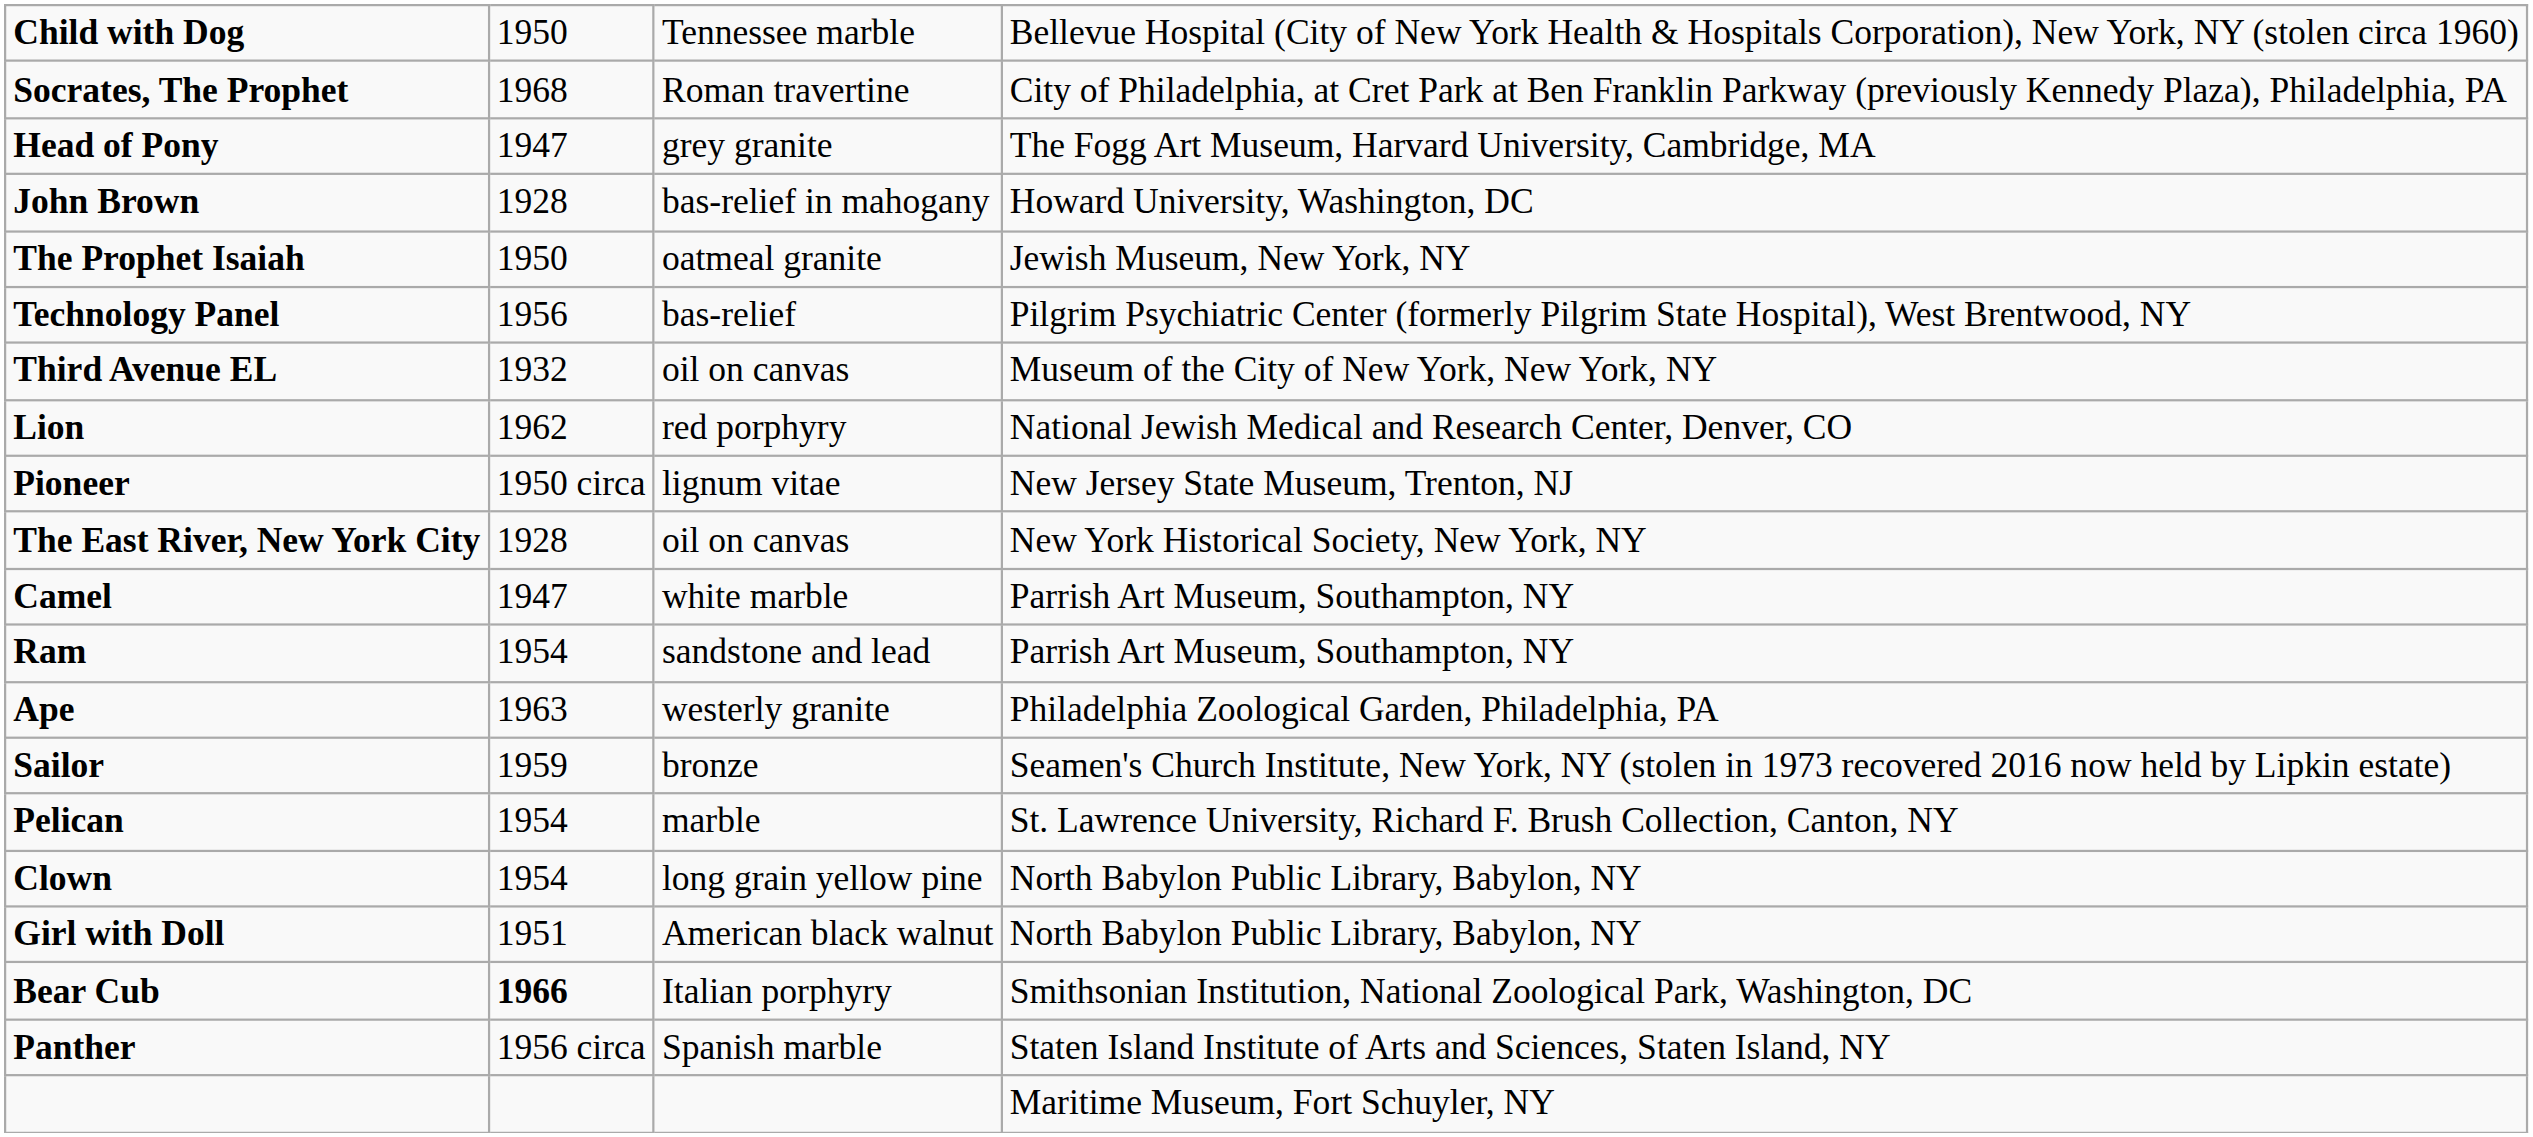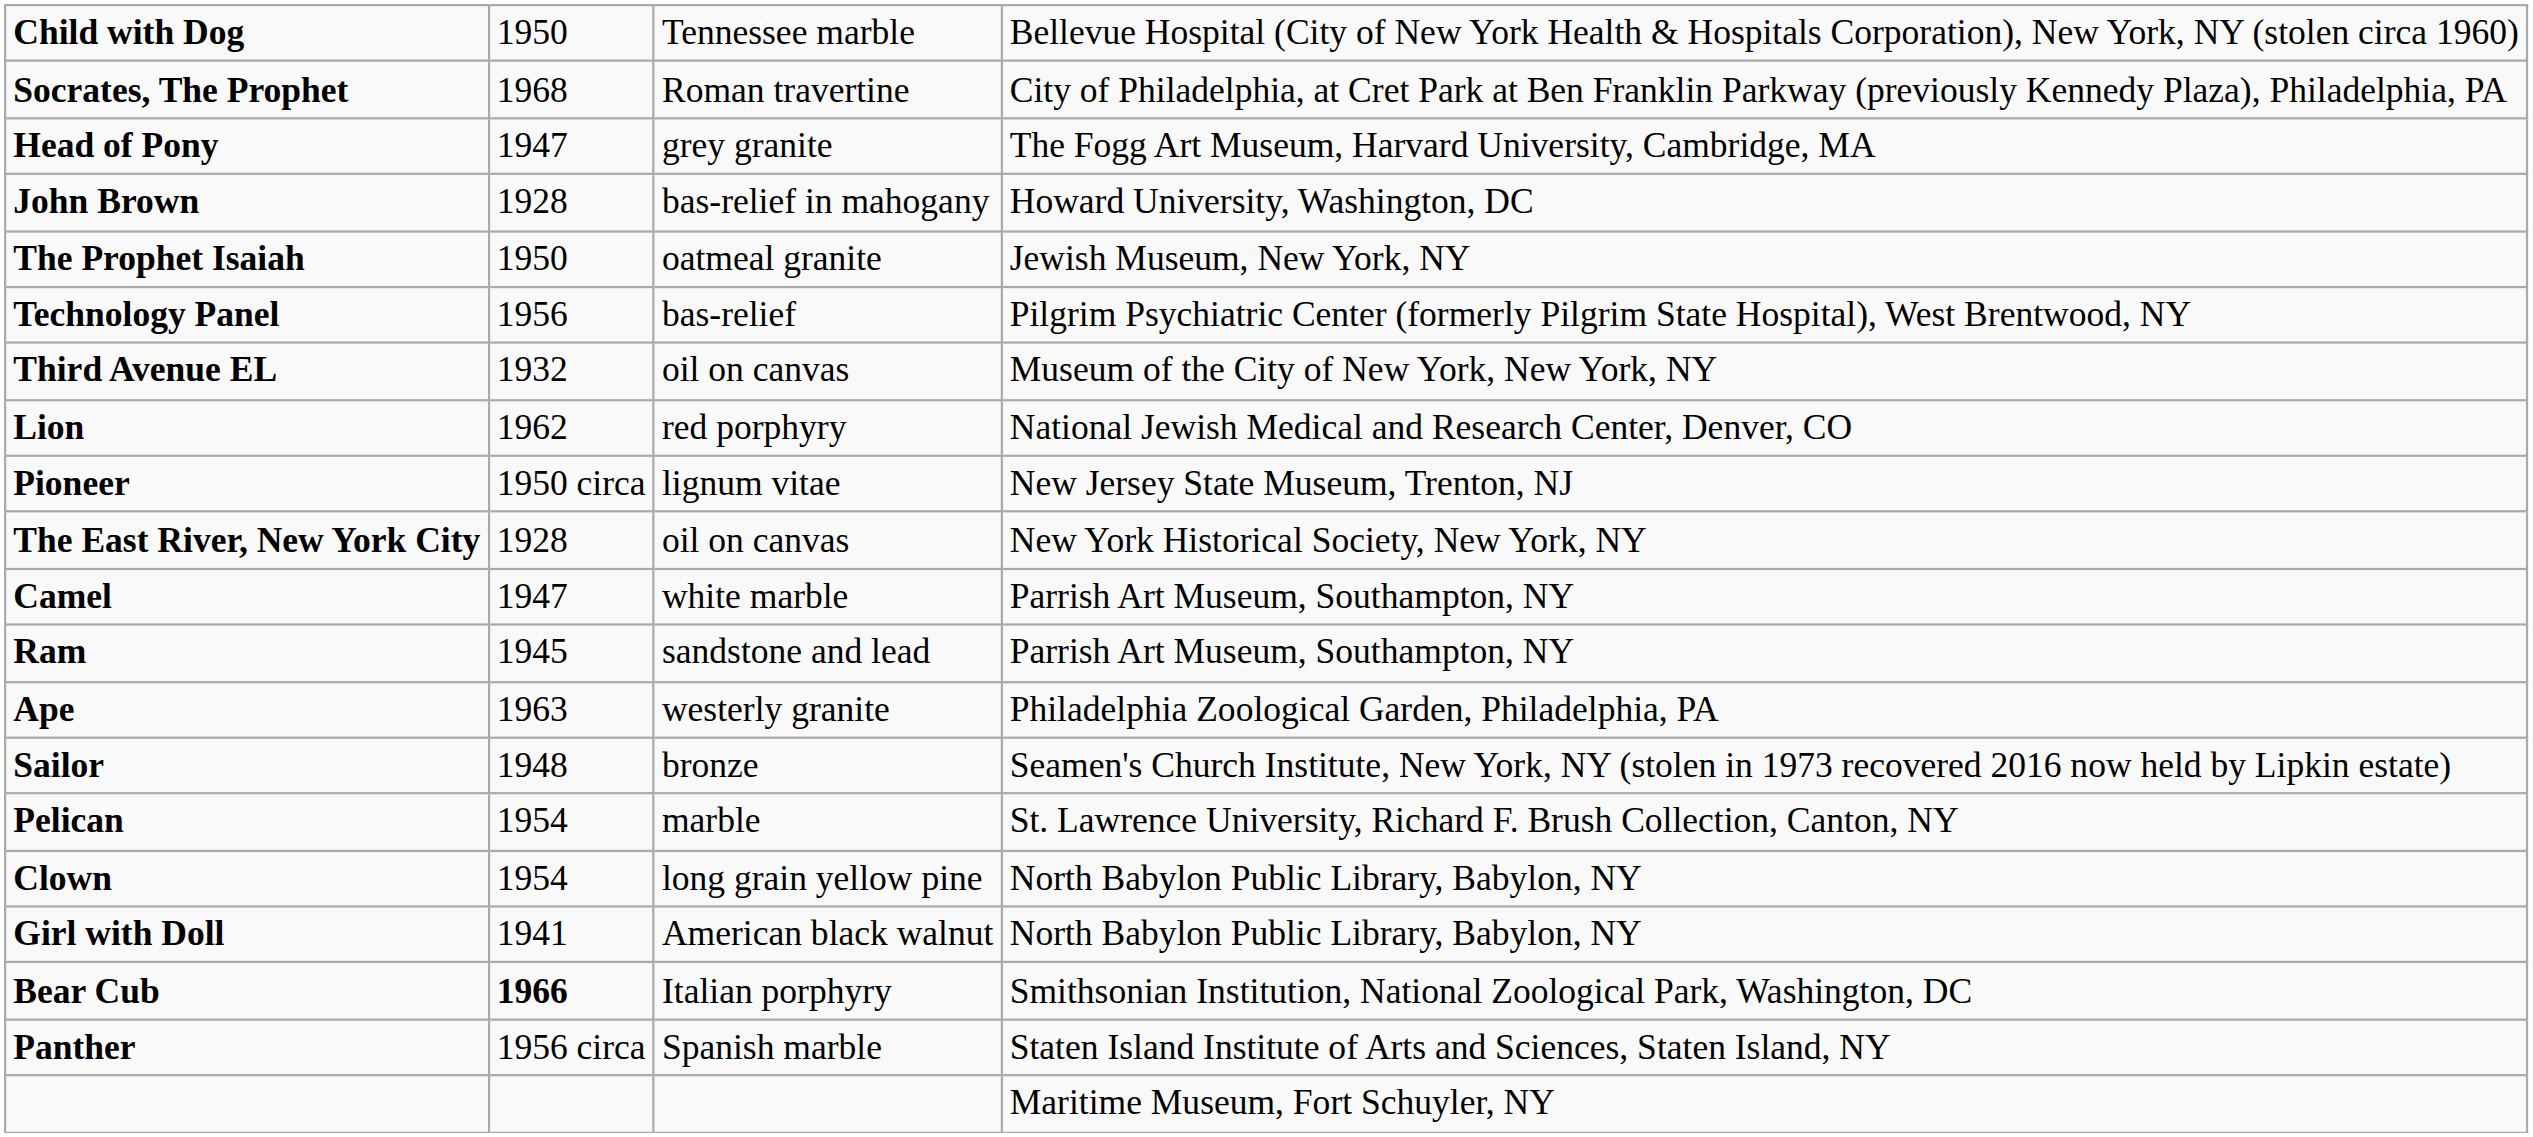(532, 652) 1954 -> (532, 652) 1945
(532, 764) 1959 -> (532, 764) 1948
(532, 933) 1951 -> (532, 933) 1941
